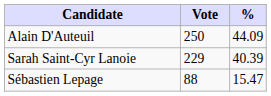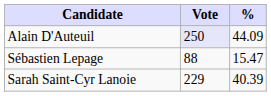(194, 36) no background -> (194, 36) lavender background
rows swapped: (72, 58) <-> (55, 79)
